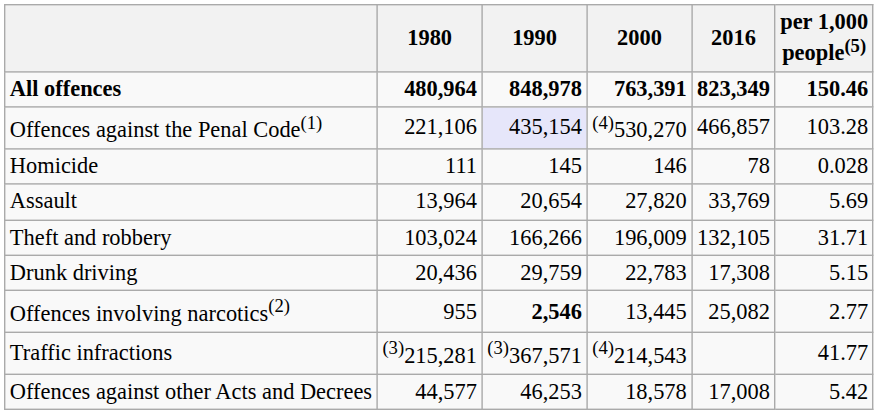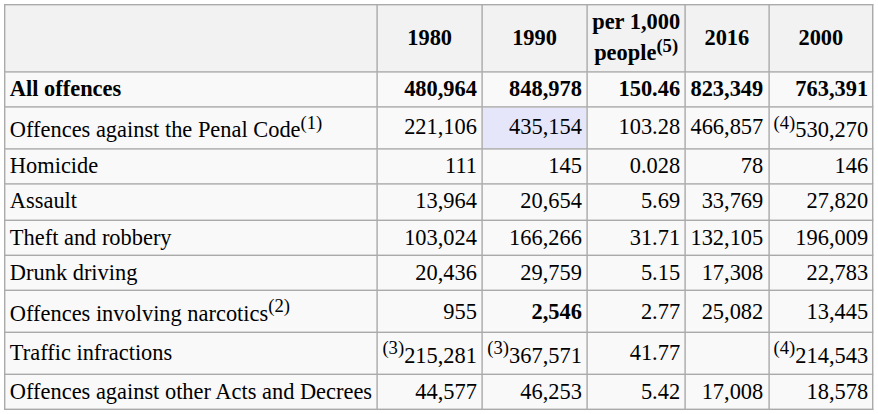columns swapped: (639, 37) <-> (824, 37)
